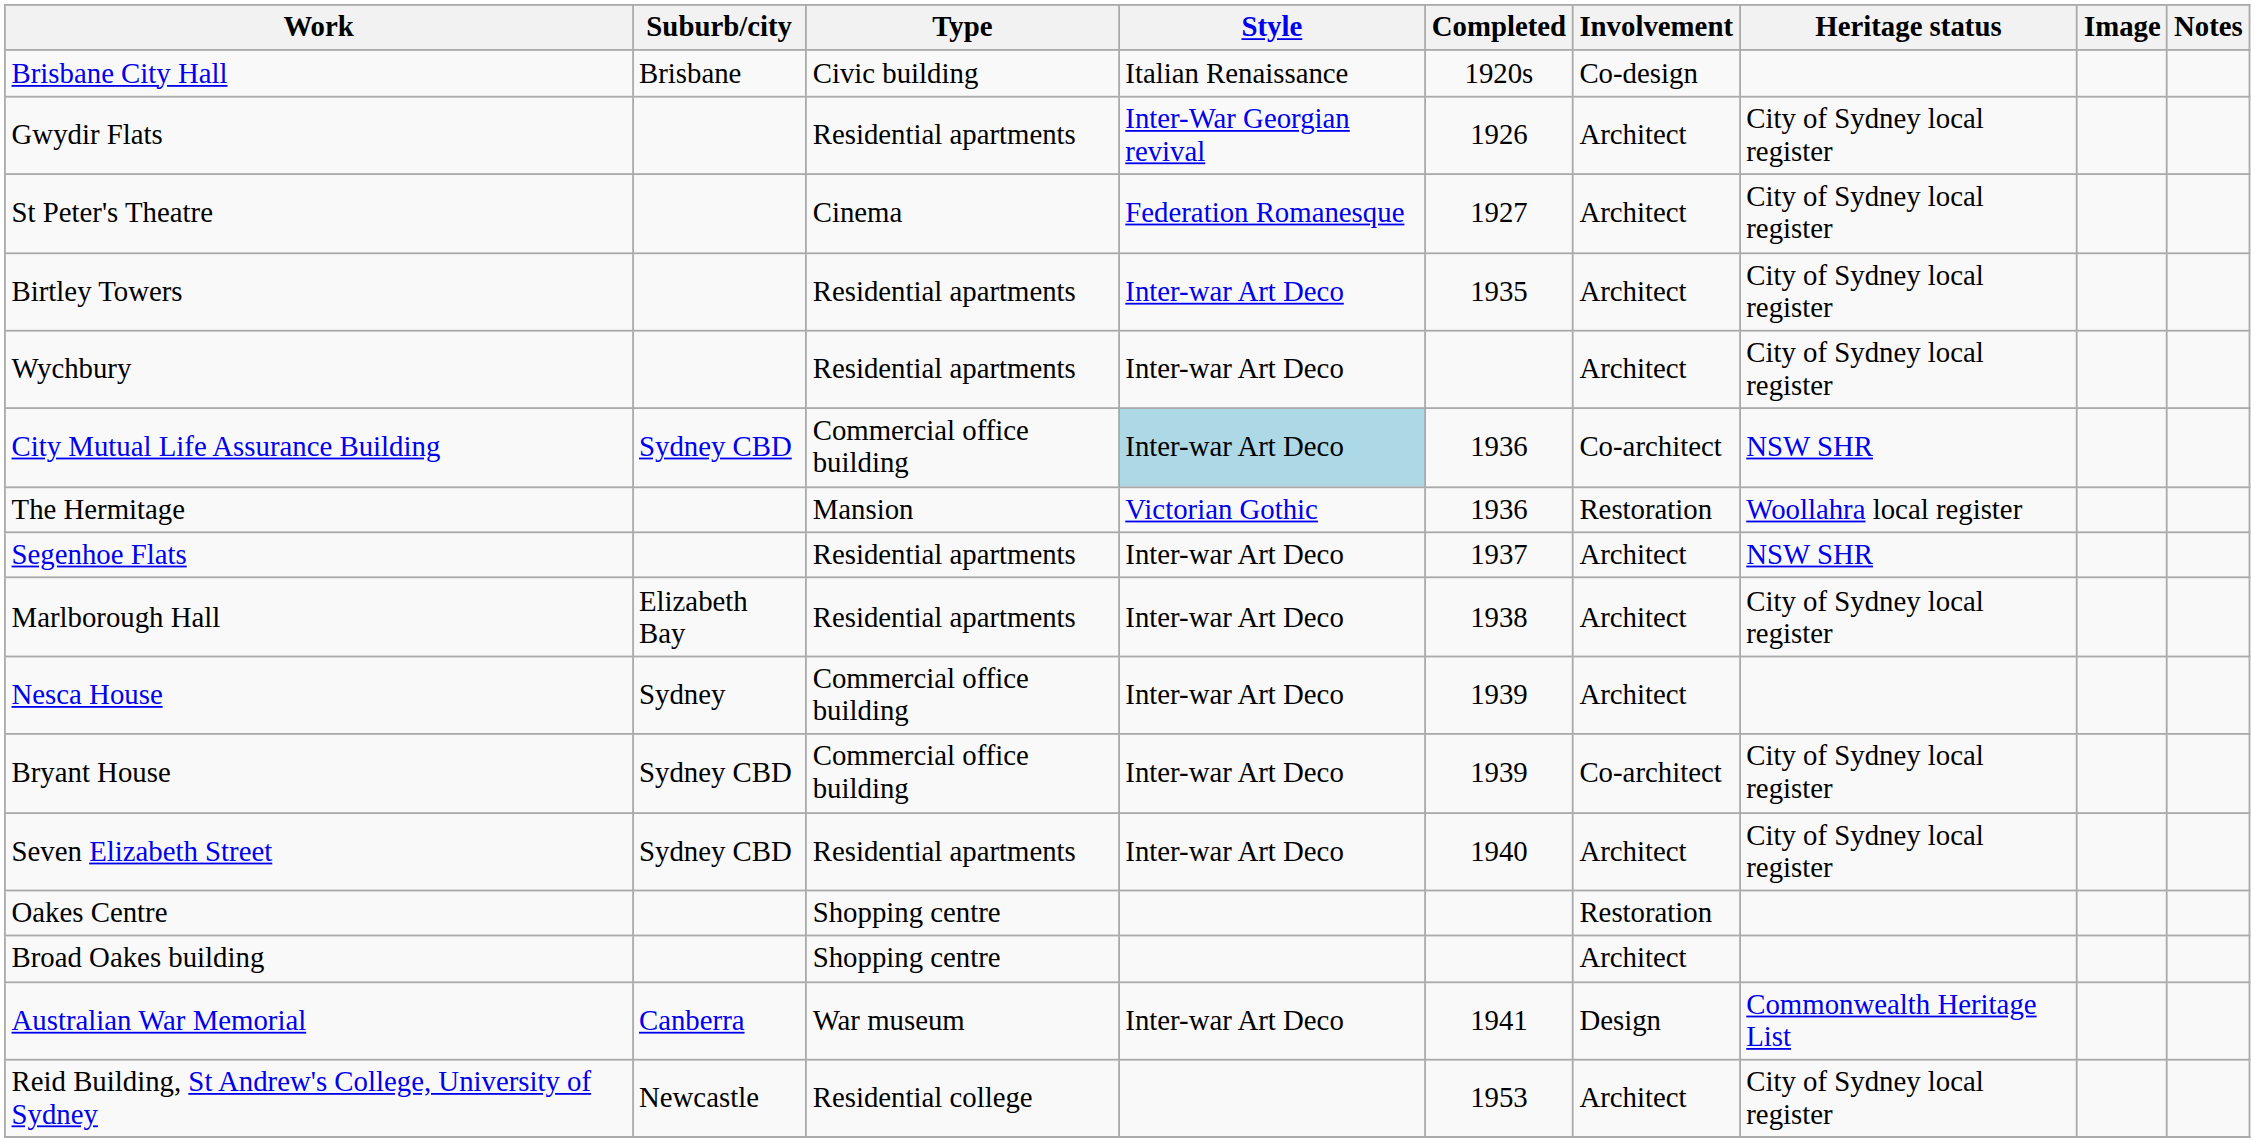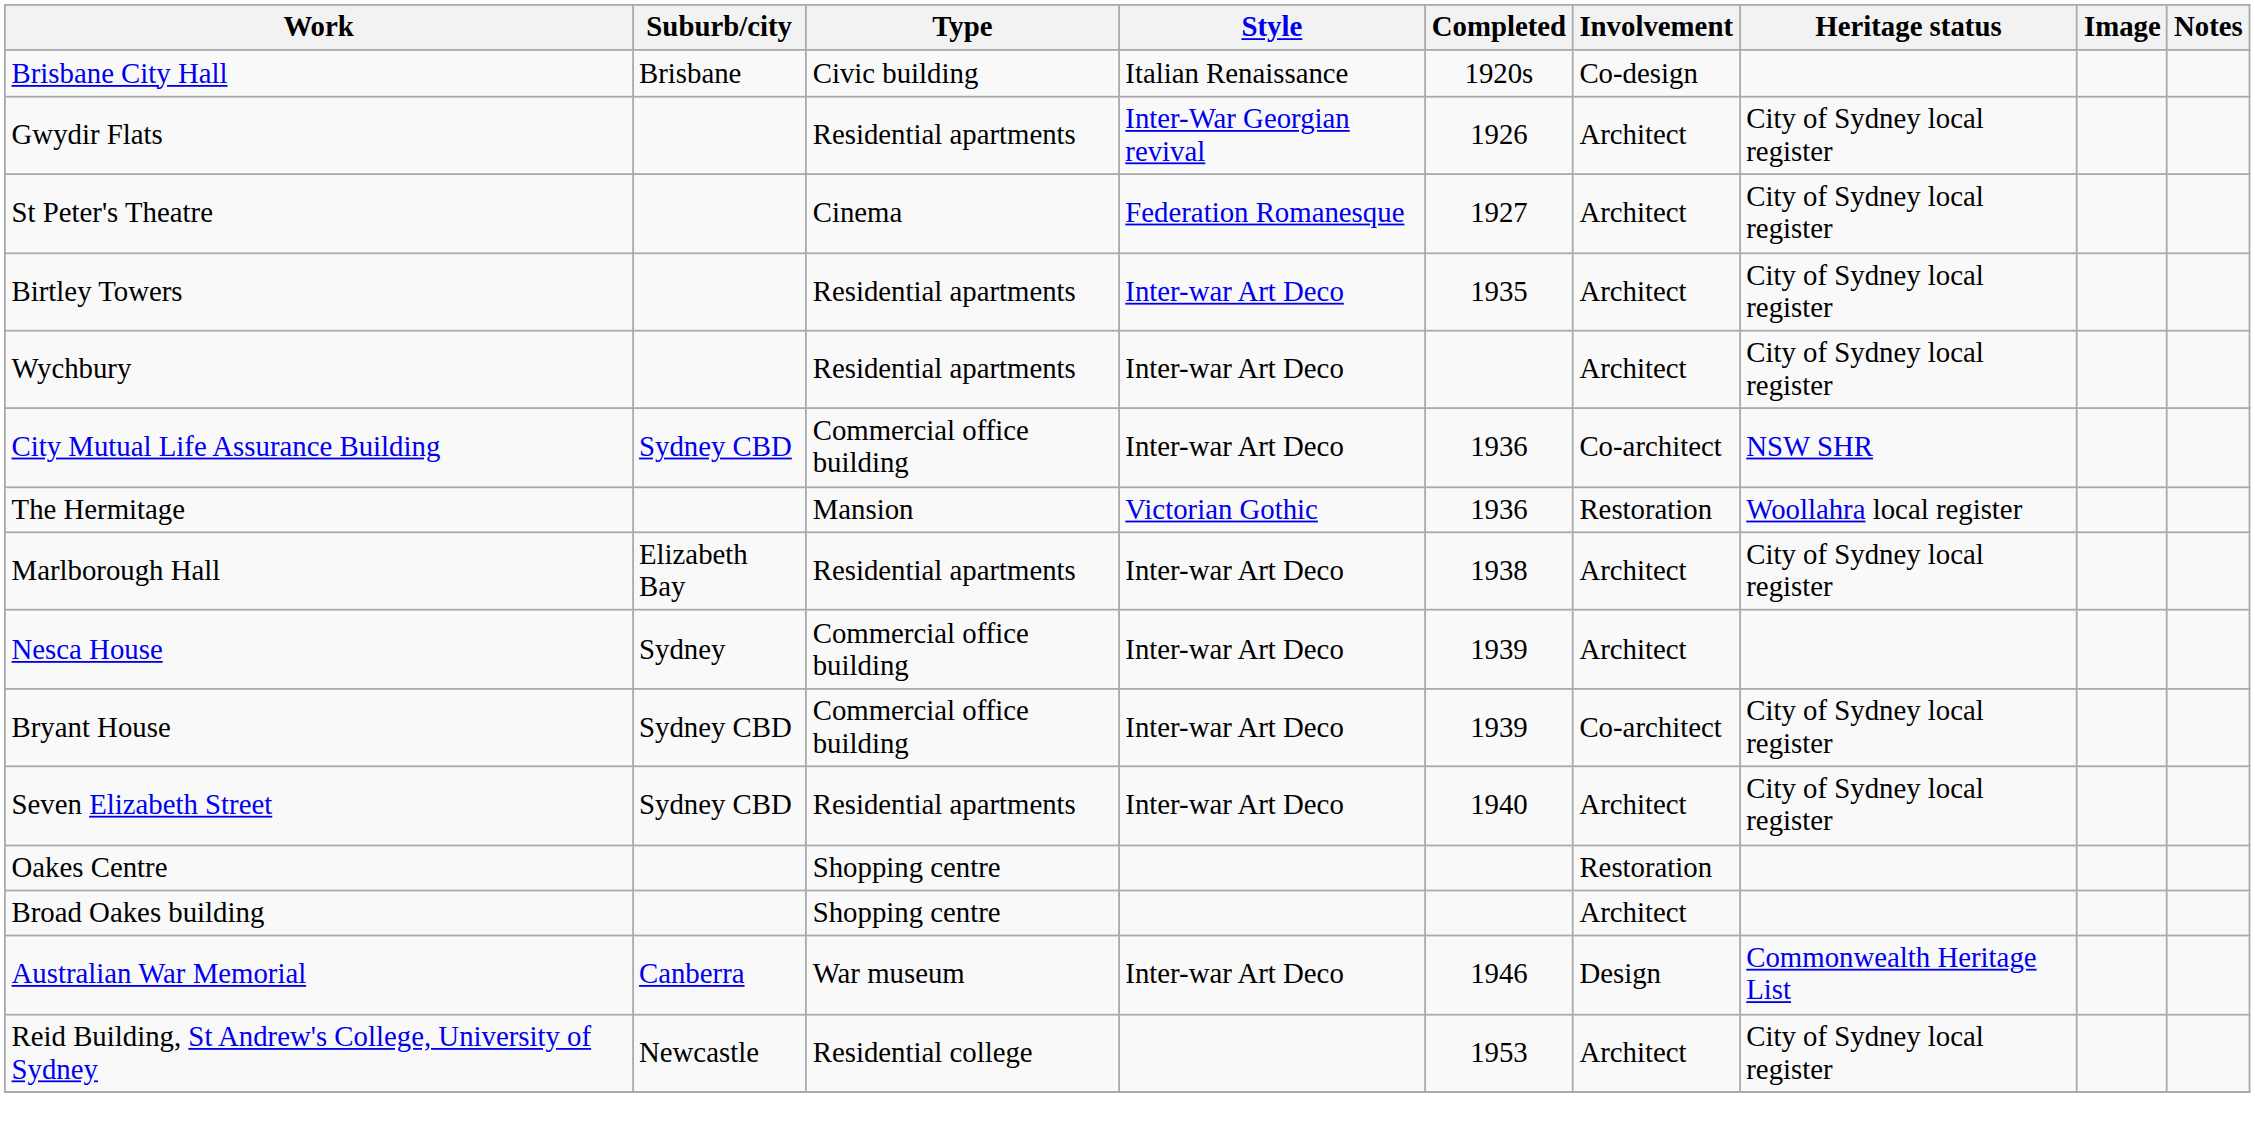(1235, 447) lightblue background -> (1235, 447) no background
- row: (99, 554)
(1499, 1020) 1941 -> (1499, 974) 1946
